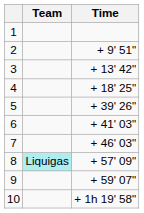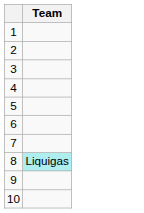- column: (105, 13)
